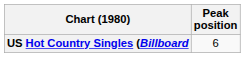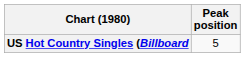(216, 43) 6 -> (216, 43) 5
